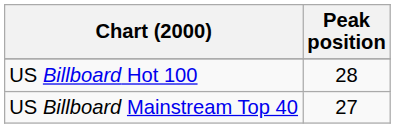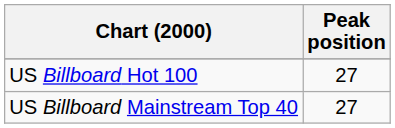(347, 75) 28 -> (347, 75) 27
